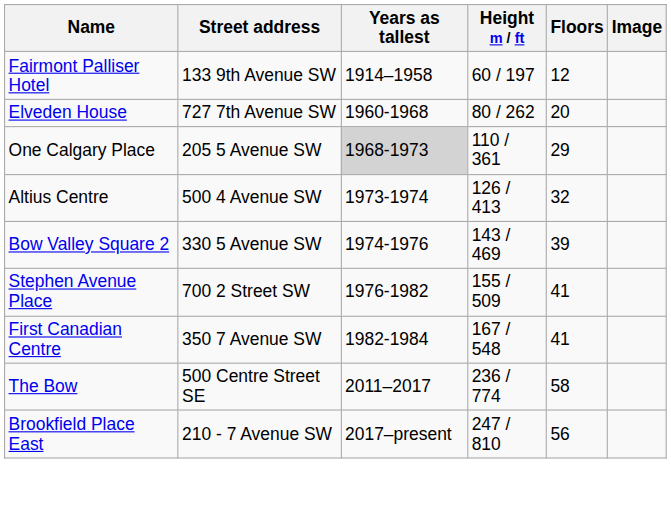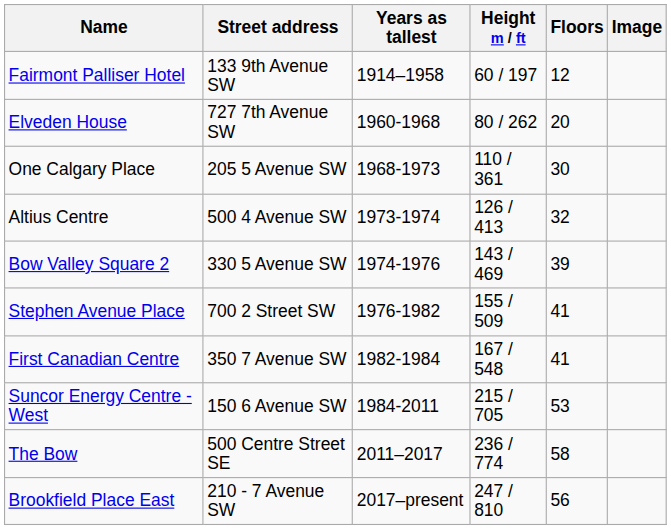(387, 150) lightgrey background -> (398, 169) no background
(560, 150) 29 -> (560, 169) 30
+ row: (100, 406)
